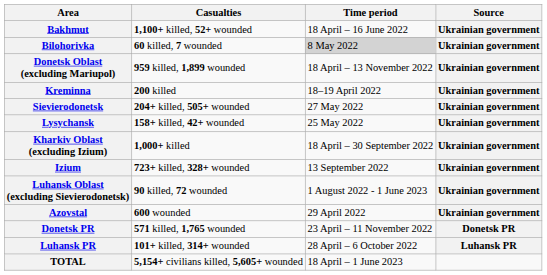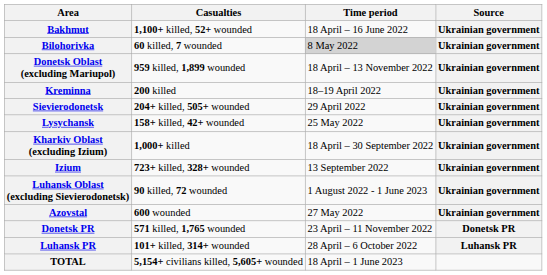(335, 106) 27 May 2022 -> (337, 106) 29 April 2022
(337, 212) 29 April 2022 -> (335, 212) 27 May 2022
